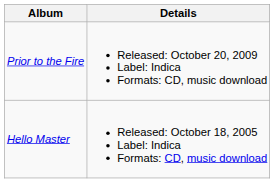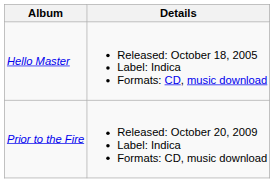rows swapped: (38, 139) <-> (46, 61)
